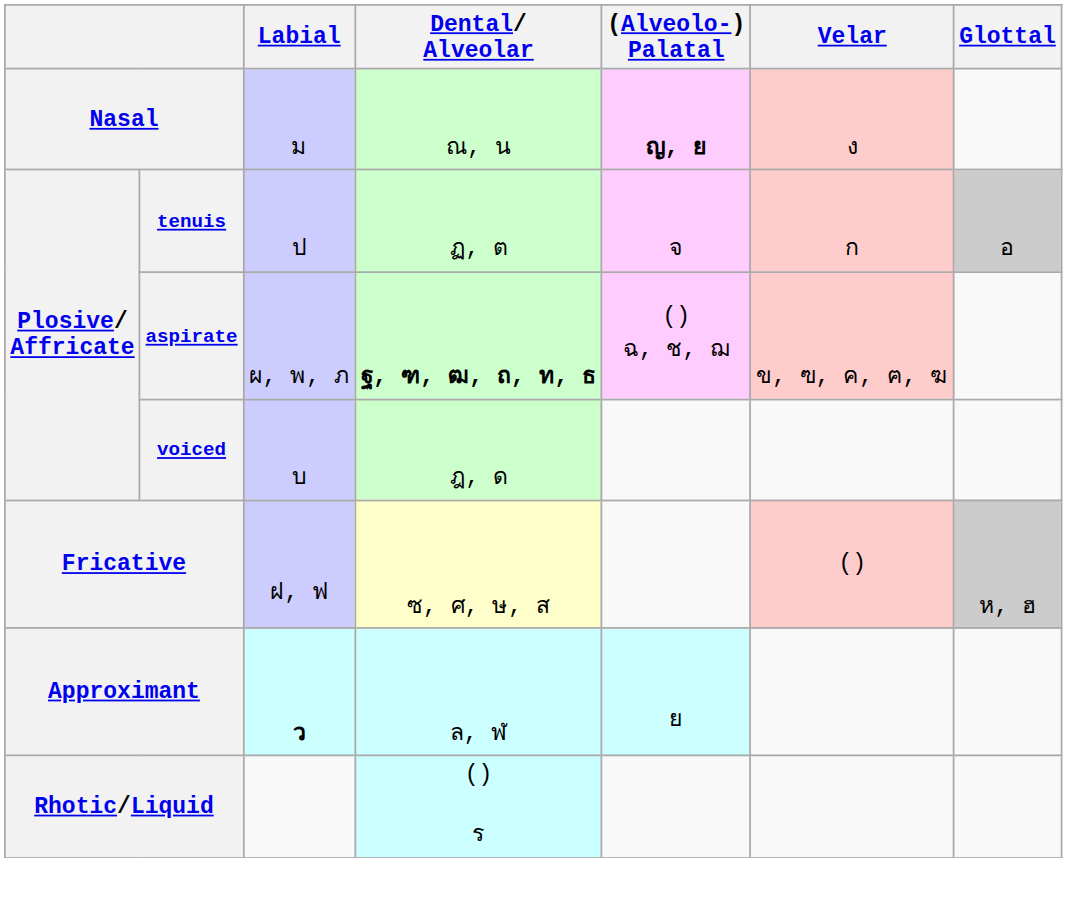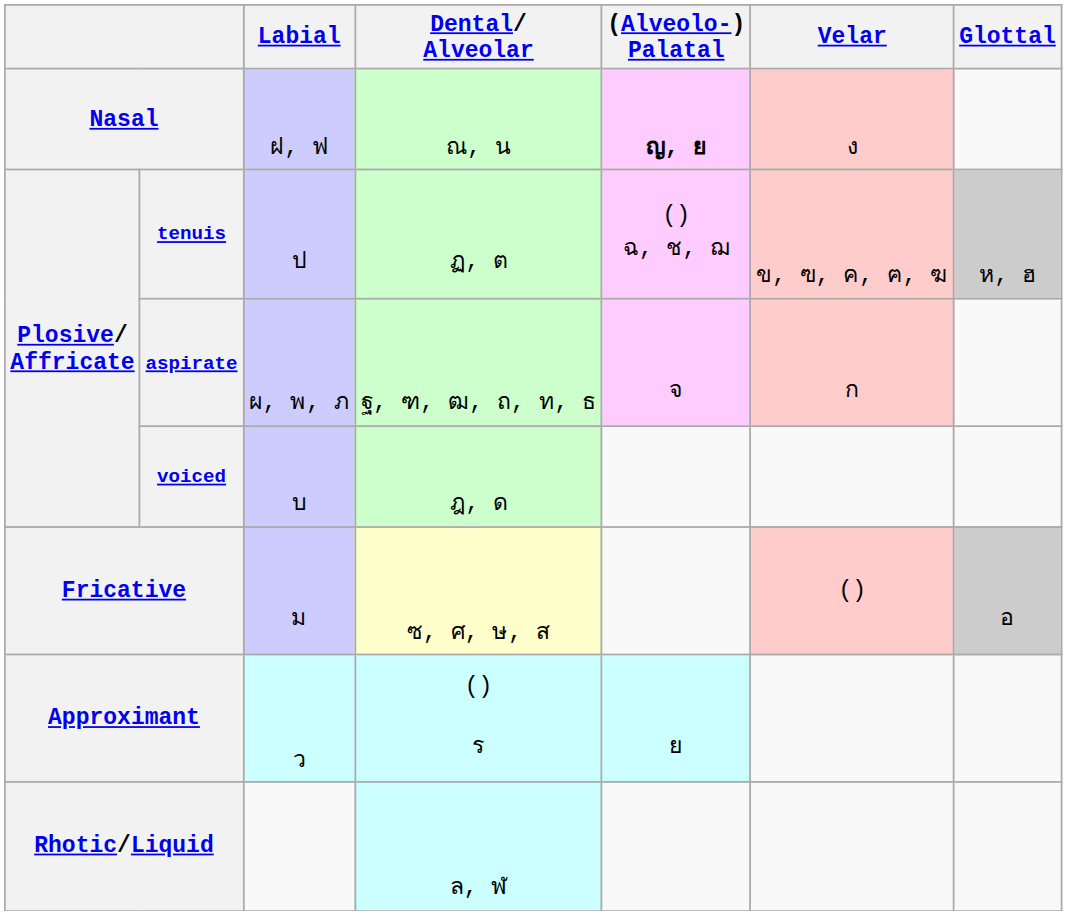(299, 148) ม -> (299, 148) ฝ, ฟ
(676, 249) จ -> (676, 232) () ฉ, ช, ฌ
(852, 249) ก -> (852, 276) ข, ฃ, ค, ฅ, ฆ
(1007, 249) อ -> (1007, 276) ห, ฮ
(479, 377) bold -> (479, 403) normal
(676, 333) () ฉ, ช, ฌ -> (676, 390) จ
(852, 377) ข, ฃ, ค, ฅ, ฆ -> (852, 390) ก
(299, 593) ฝ, ฟ -> (299, 619) ม
(1007, 606) ห, ฮ -> (1007, 619) อ
(299, 734) bold -> (299, 760) normal
(479, 734) ล, ฬ -> (479, 717) () ร
(479, 805) () ร -> (479, 888) ล, ฬ
